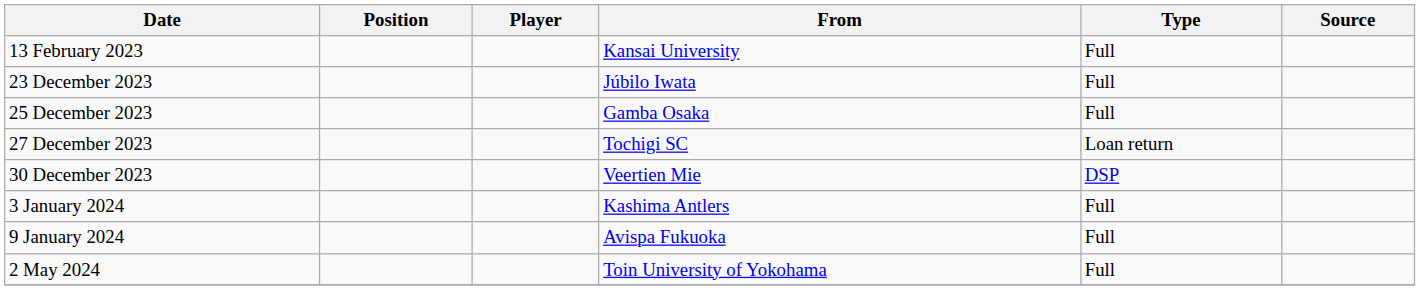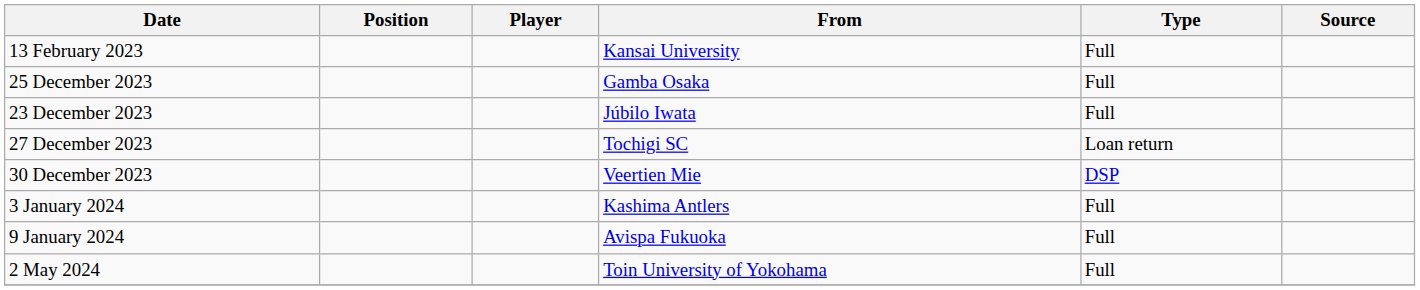rows swapped: (81, 82) <-> (81, 113)
